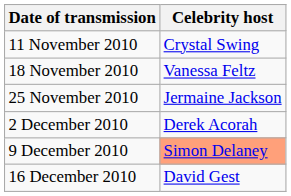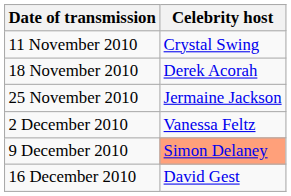(210, 71) Vanessa Feltz -> (210, 71) Derek Acorah
(210, 124) Derek Acorah -> (210, 124) Vanessa Feltz
